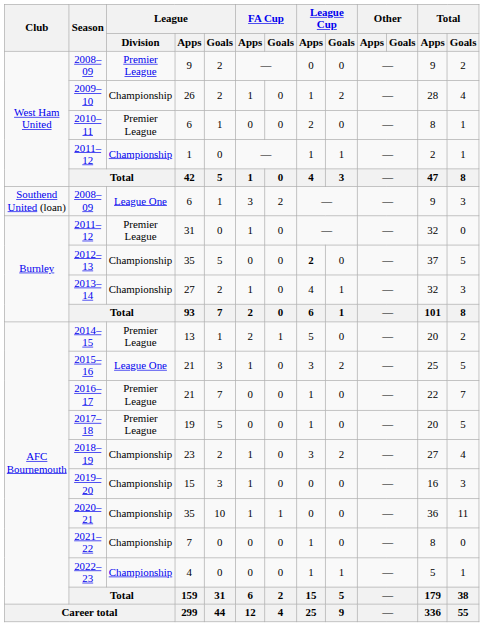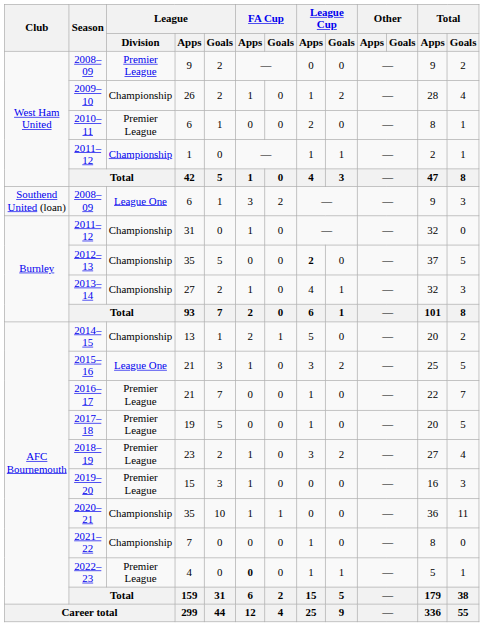(140, 230) Premier League -> (140, 230) Championship
(140, 336) Premier League -> (140, 336) Championship
(140, 454) Championship -> (140, 454) Premier League
(140, 483) Championship -> (140, 483) Premier League
(140, 572) Championship -> (140, 572) Premier League
(250, 572) normal -> (250, 572) bold
